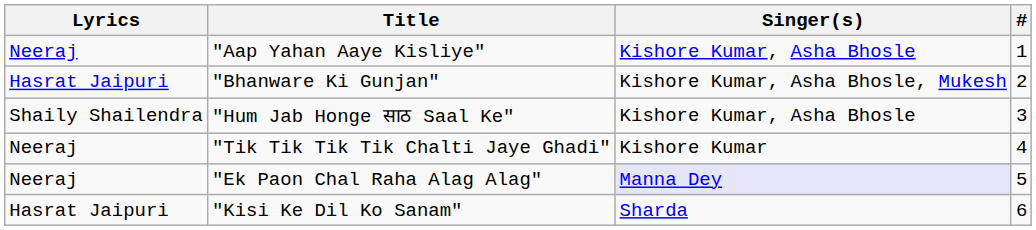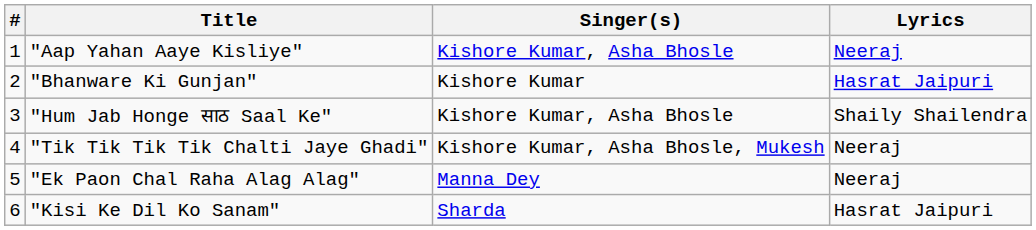columns swapped: (1022, 20) <-> (106, 20)
(813, 82) Kishore Kumar, Asha Bhosle, Mukesh -> (511, 82) Kishore Kumar
(694, 148) Kishore Kumar -> (631, 148) Kishore Kumar, Asha Bhosle, Mukesh
(671, 179) lavender background -> (489, 179) no background
